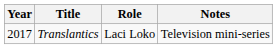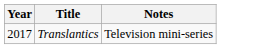- column: (130, 14)
